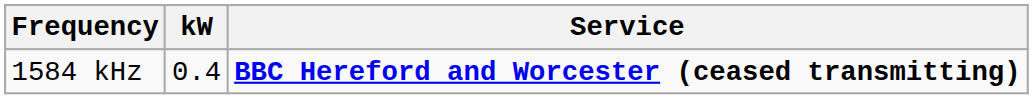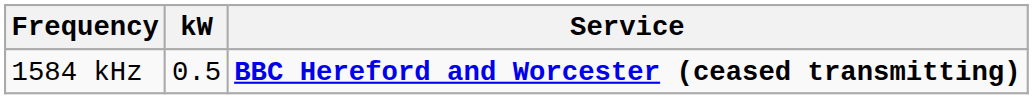(197, 72) 0.4 -> (197, 72) 0.5
